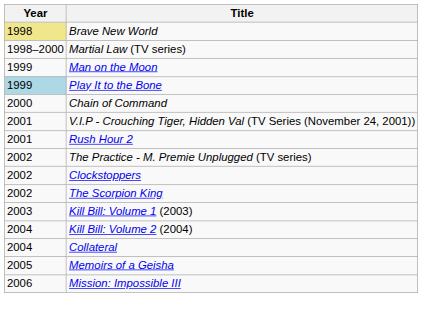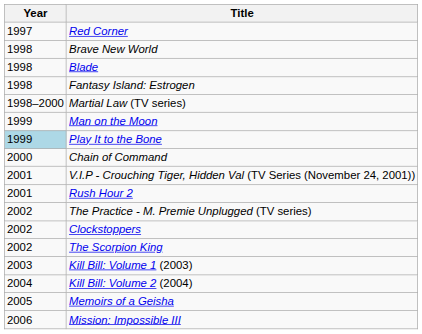+ row: (98, 31)
(20, 31) khaki background -> (20, 49) no background
+ row: (84, 67)
+ row: (132, 85)
- row: (93, 247)
